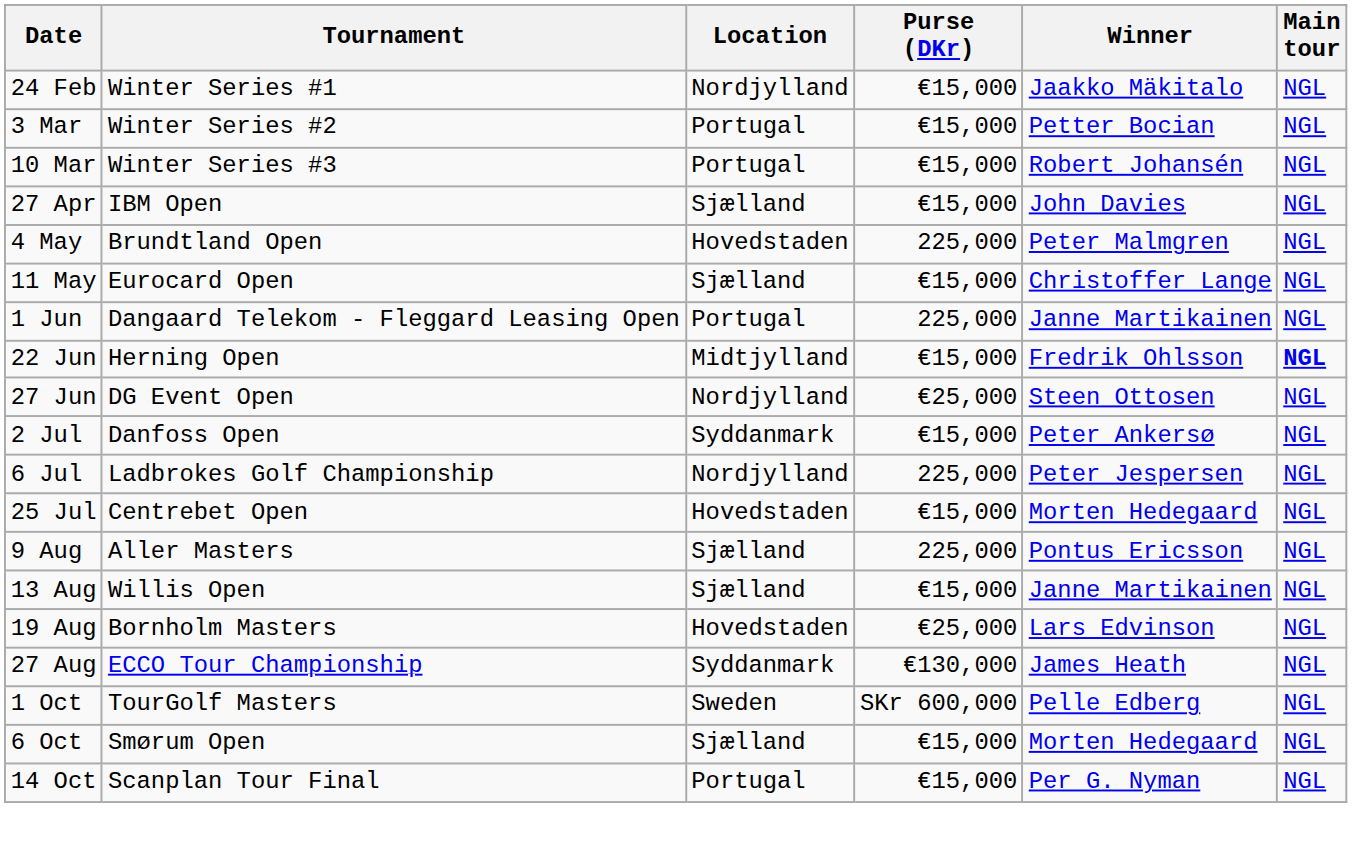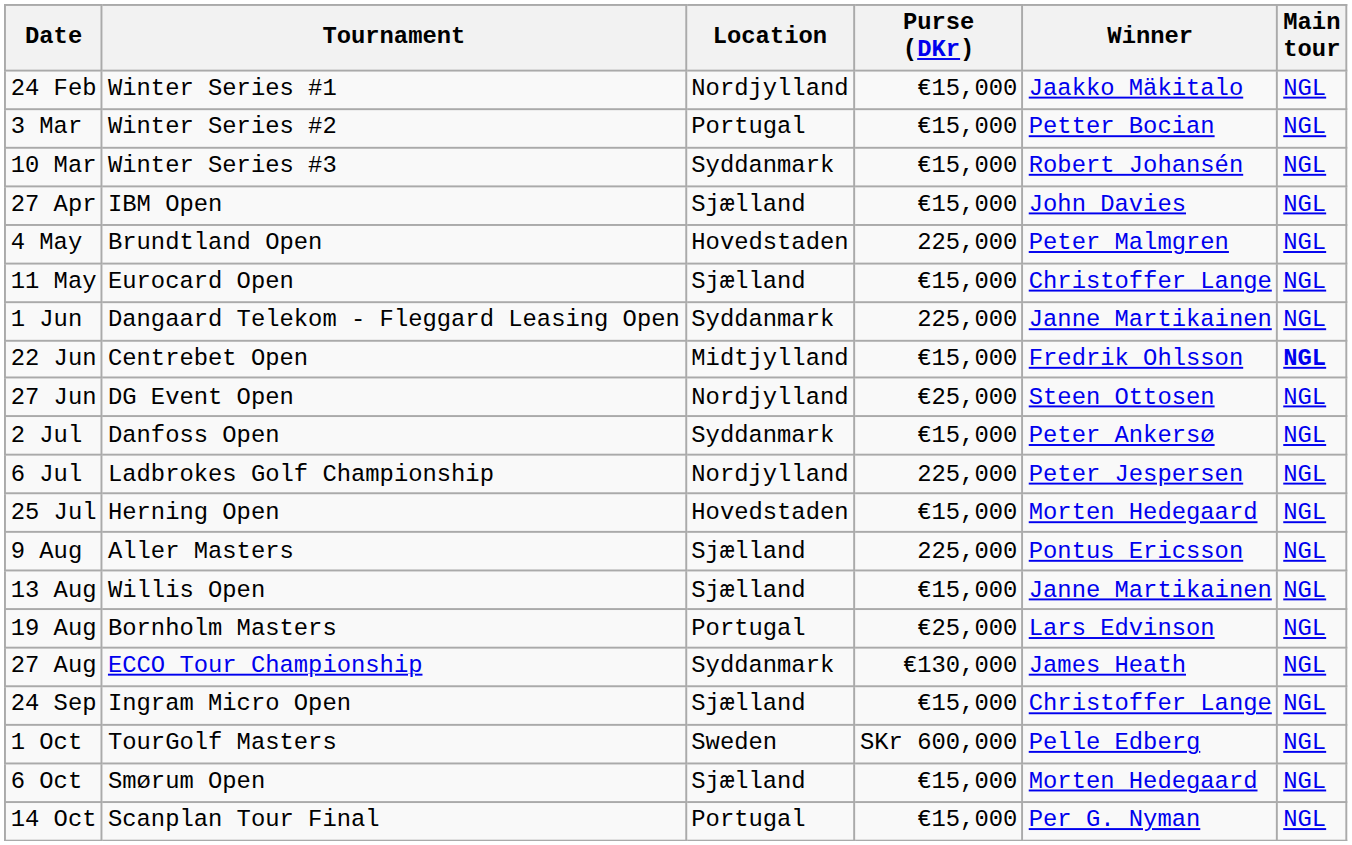(748, 167) Portugal -> (763, 167) Syddanmark
(748, 321) Portugal -> (763, 321) Syddanmark
(194, 359) Herning Open -> (208, 359) Centrebet Open
(208, 513) Centrebet Open -> (194, 513) Herning Open
(770, 629) Hovedstaden -> (748, 629) Portugal
+ row: (54, 706)
